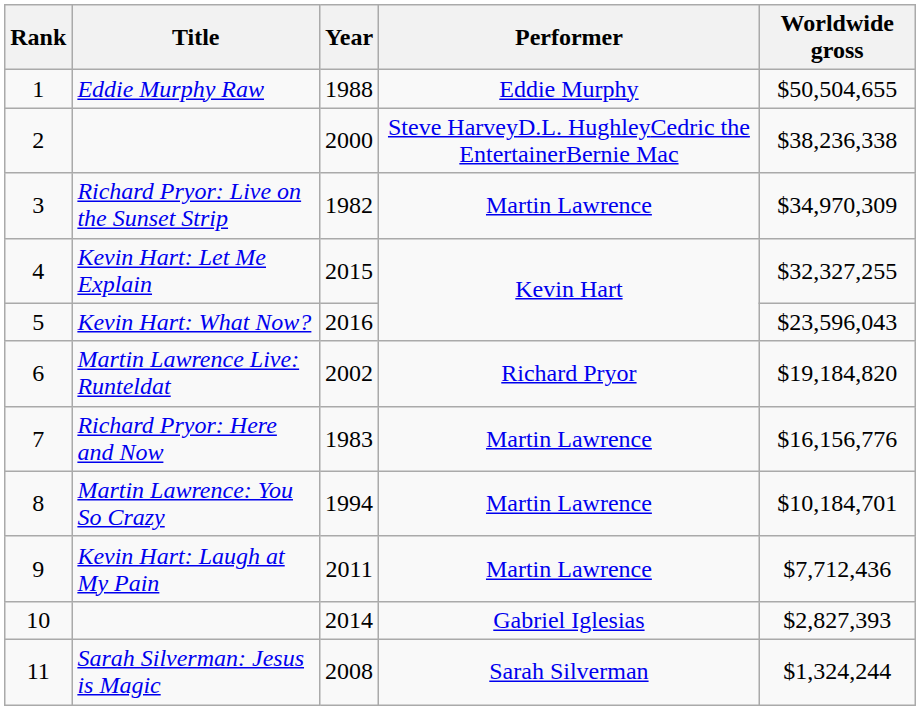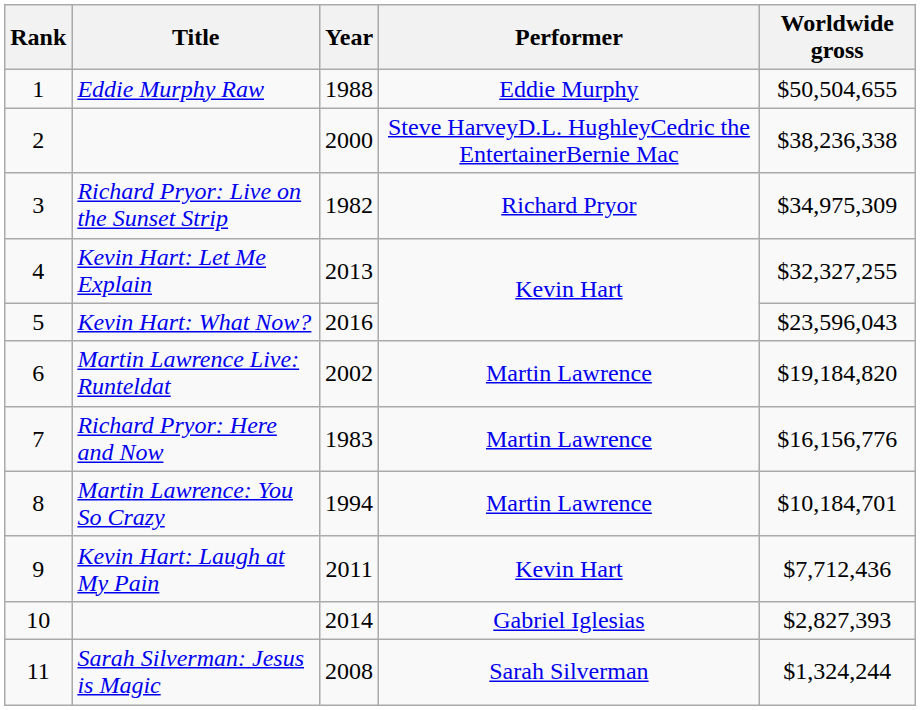(569, 205) Martin Lawrence -> (569, 205) Richard Pryor
(837, 205) $34,970,309 -> (837, 205) $34,975,309
(349, 270) 2015 -> (349, 270) 2013
(569, 373) Richard Pryor -> (569, 373) Martin Lawrence
(569, 568) Martin Lawrence -> (569, 568) Kevin Hart
